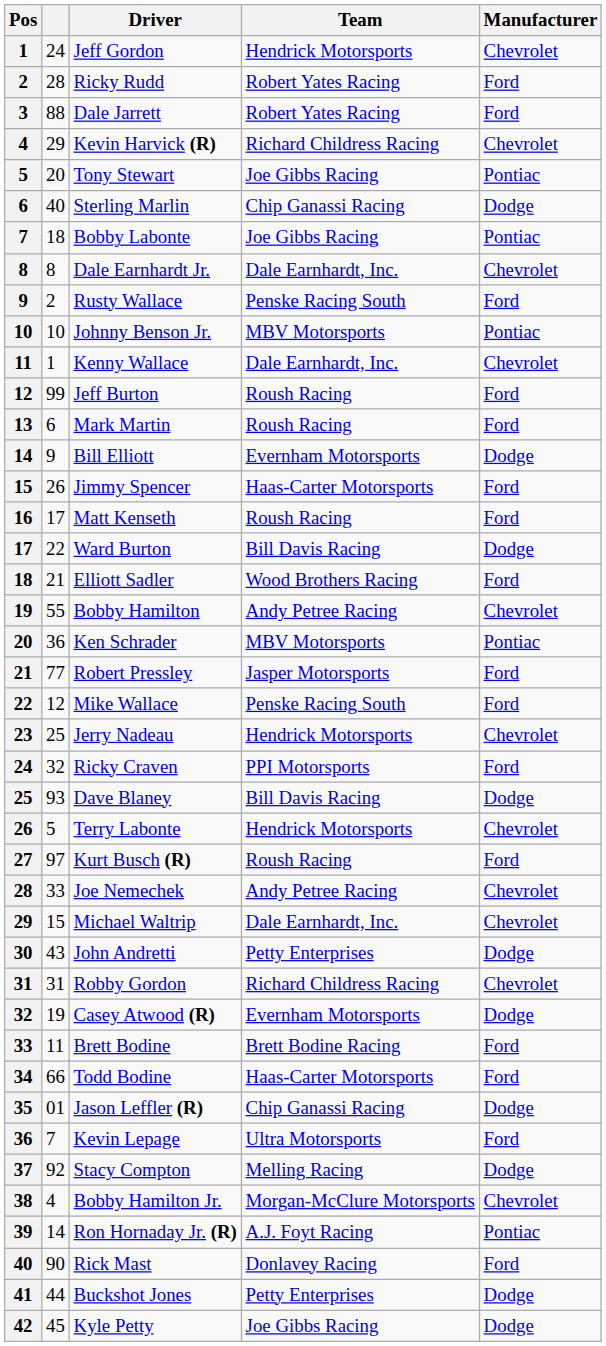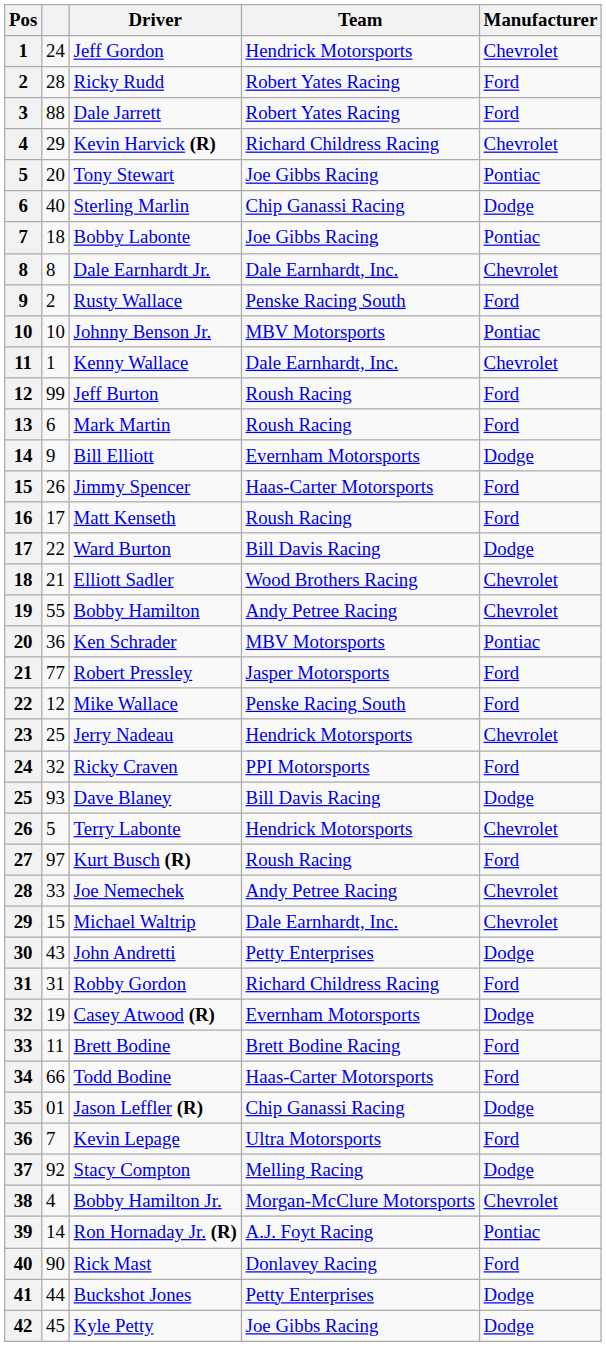(501, 579) Ford -> (521, 579) Chevrolet
(521, 983) Chevrolet -> (501, 983) Ford
